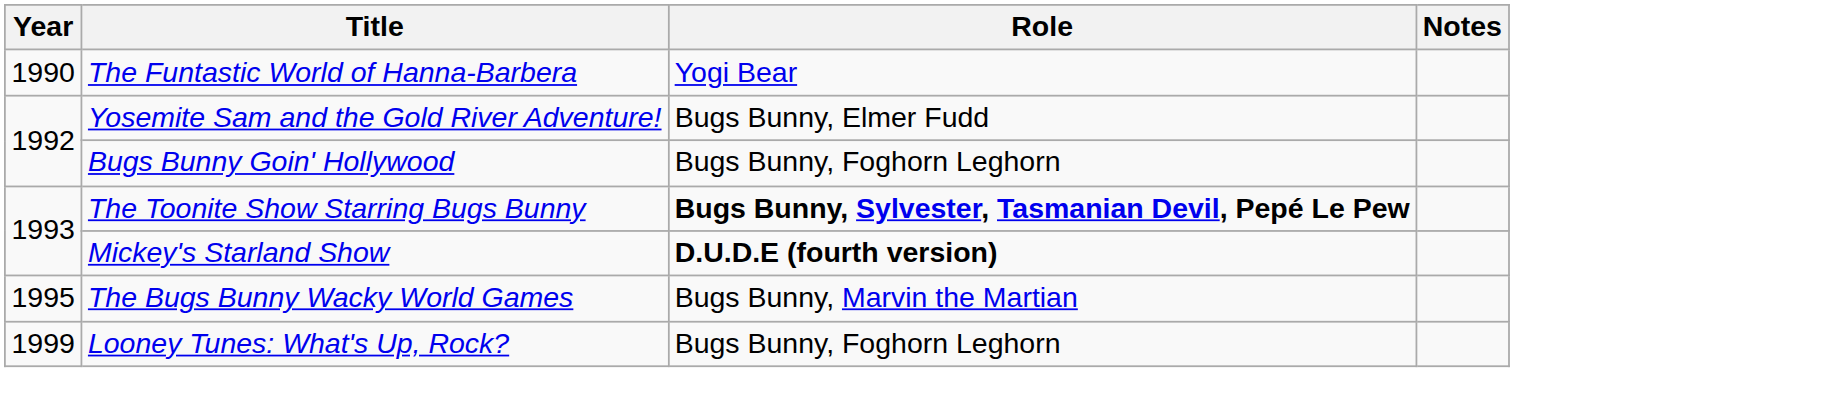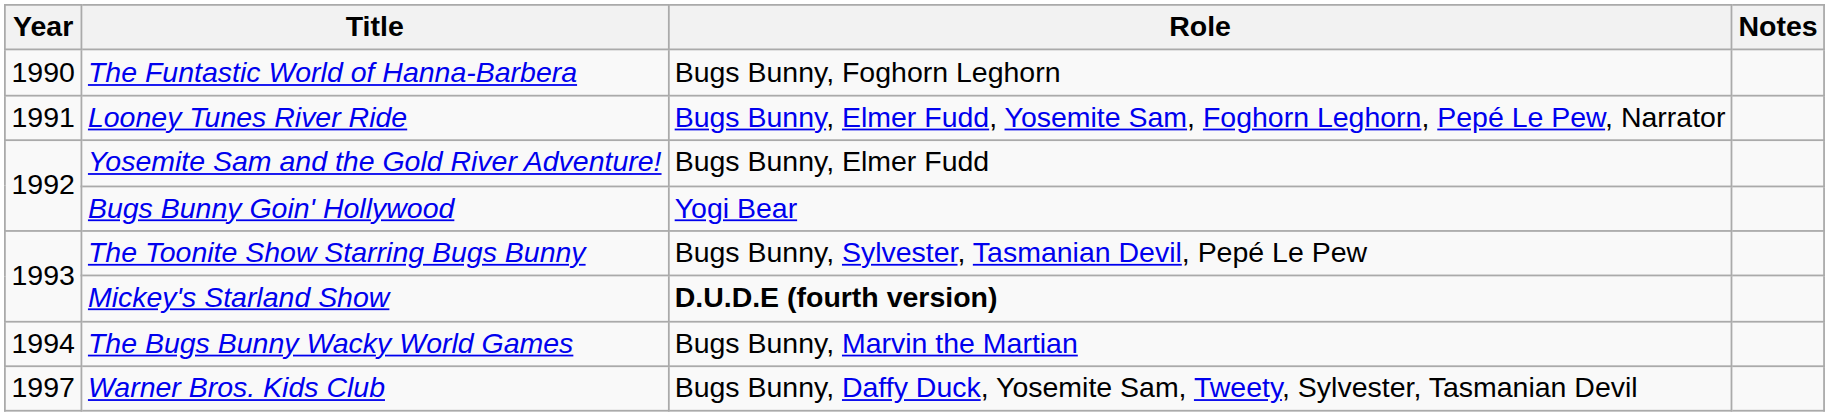(736, 72) Yogi Bear -> (868, 72) Bugs Bunny, Foghorn Leghorn
+ row: (248, 117)
(868, 162) Bugs Bunny, Foghorn Leghorn -> (736, 207) Yogi Bear
(1042, 207) bold -> (1021, 252) normal
(43, 298) 1995 -> (43, 343) 1994
+ row: (236, 388)
- row: (299, 343)
